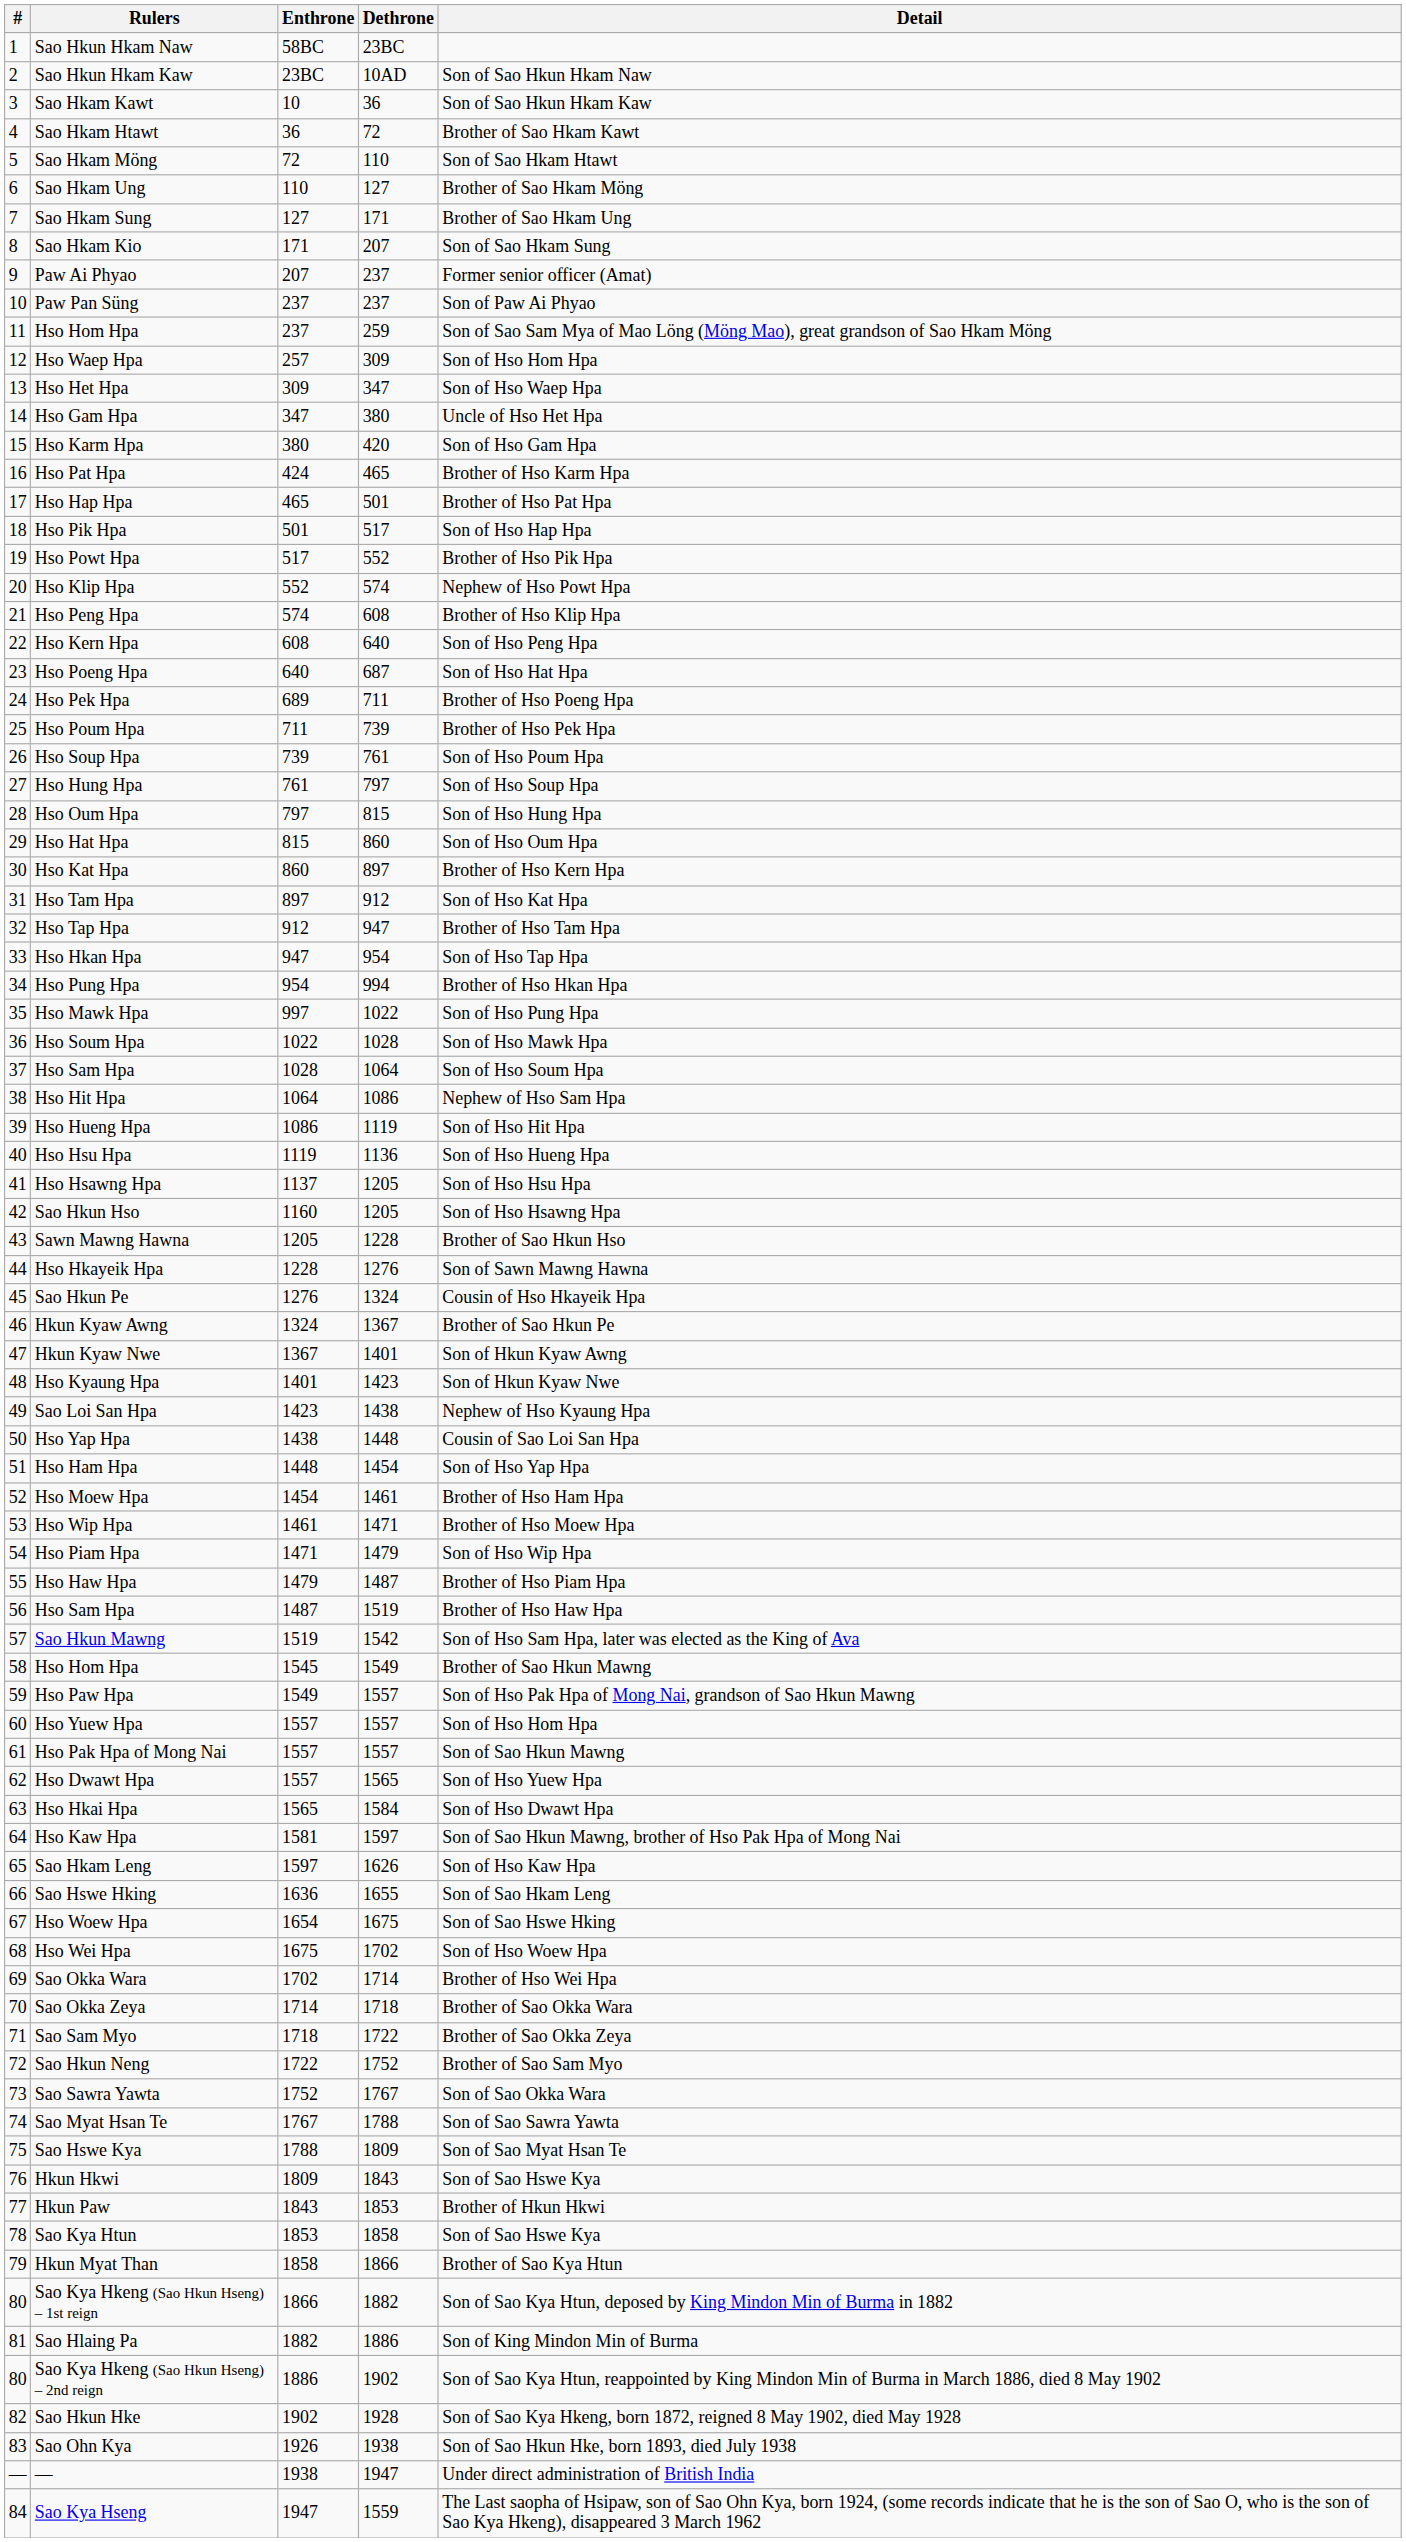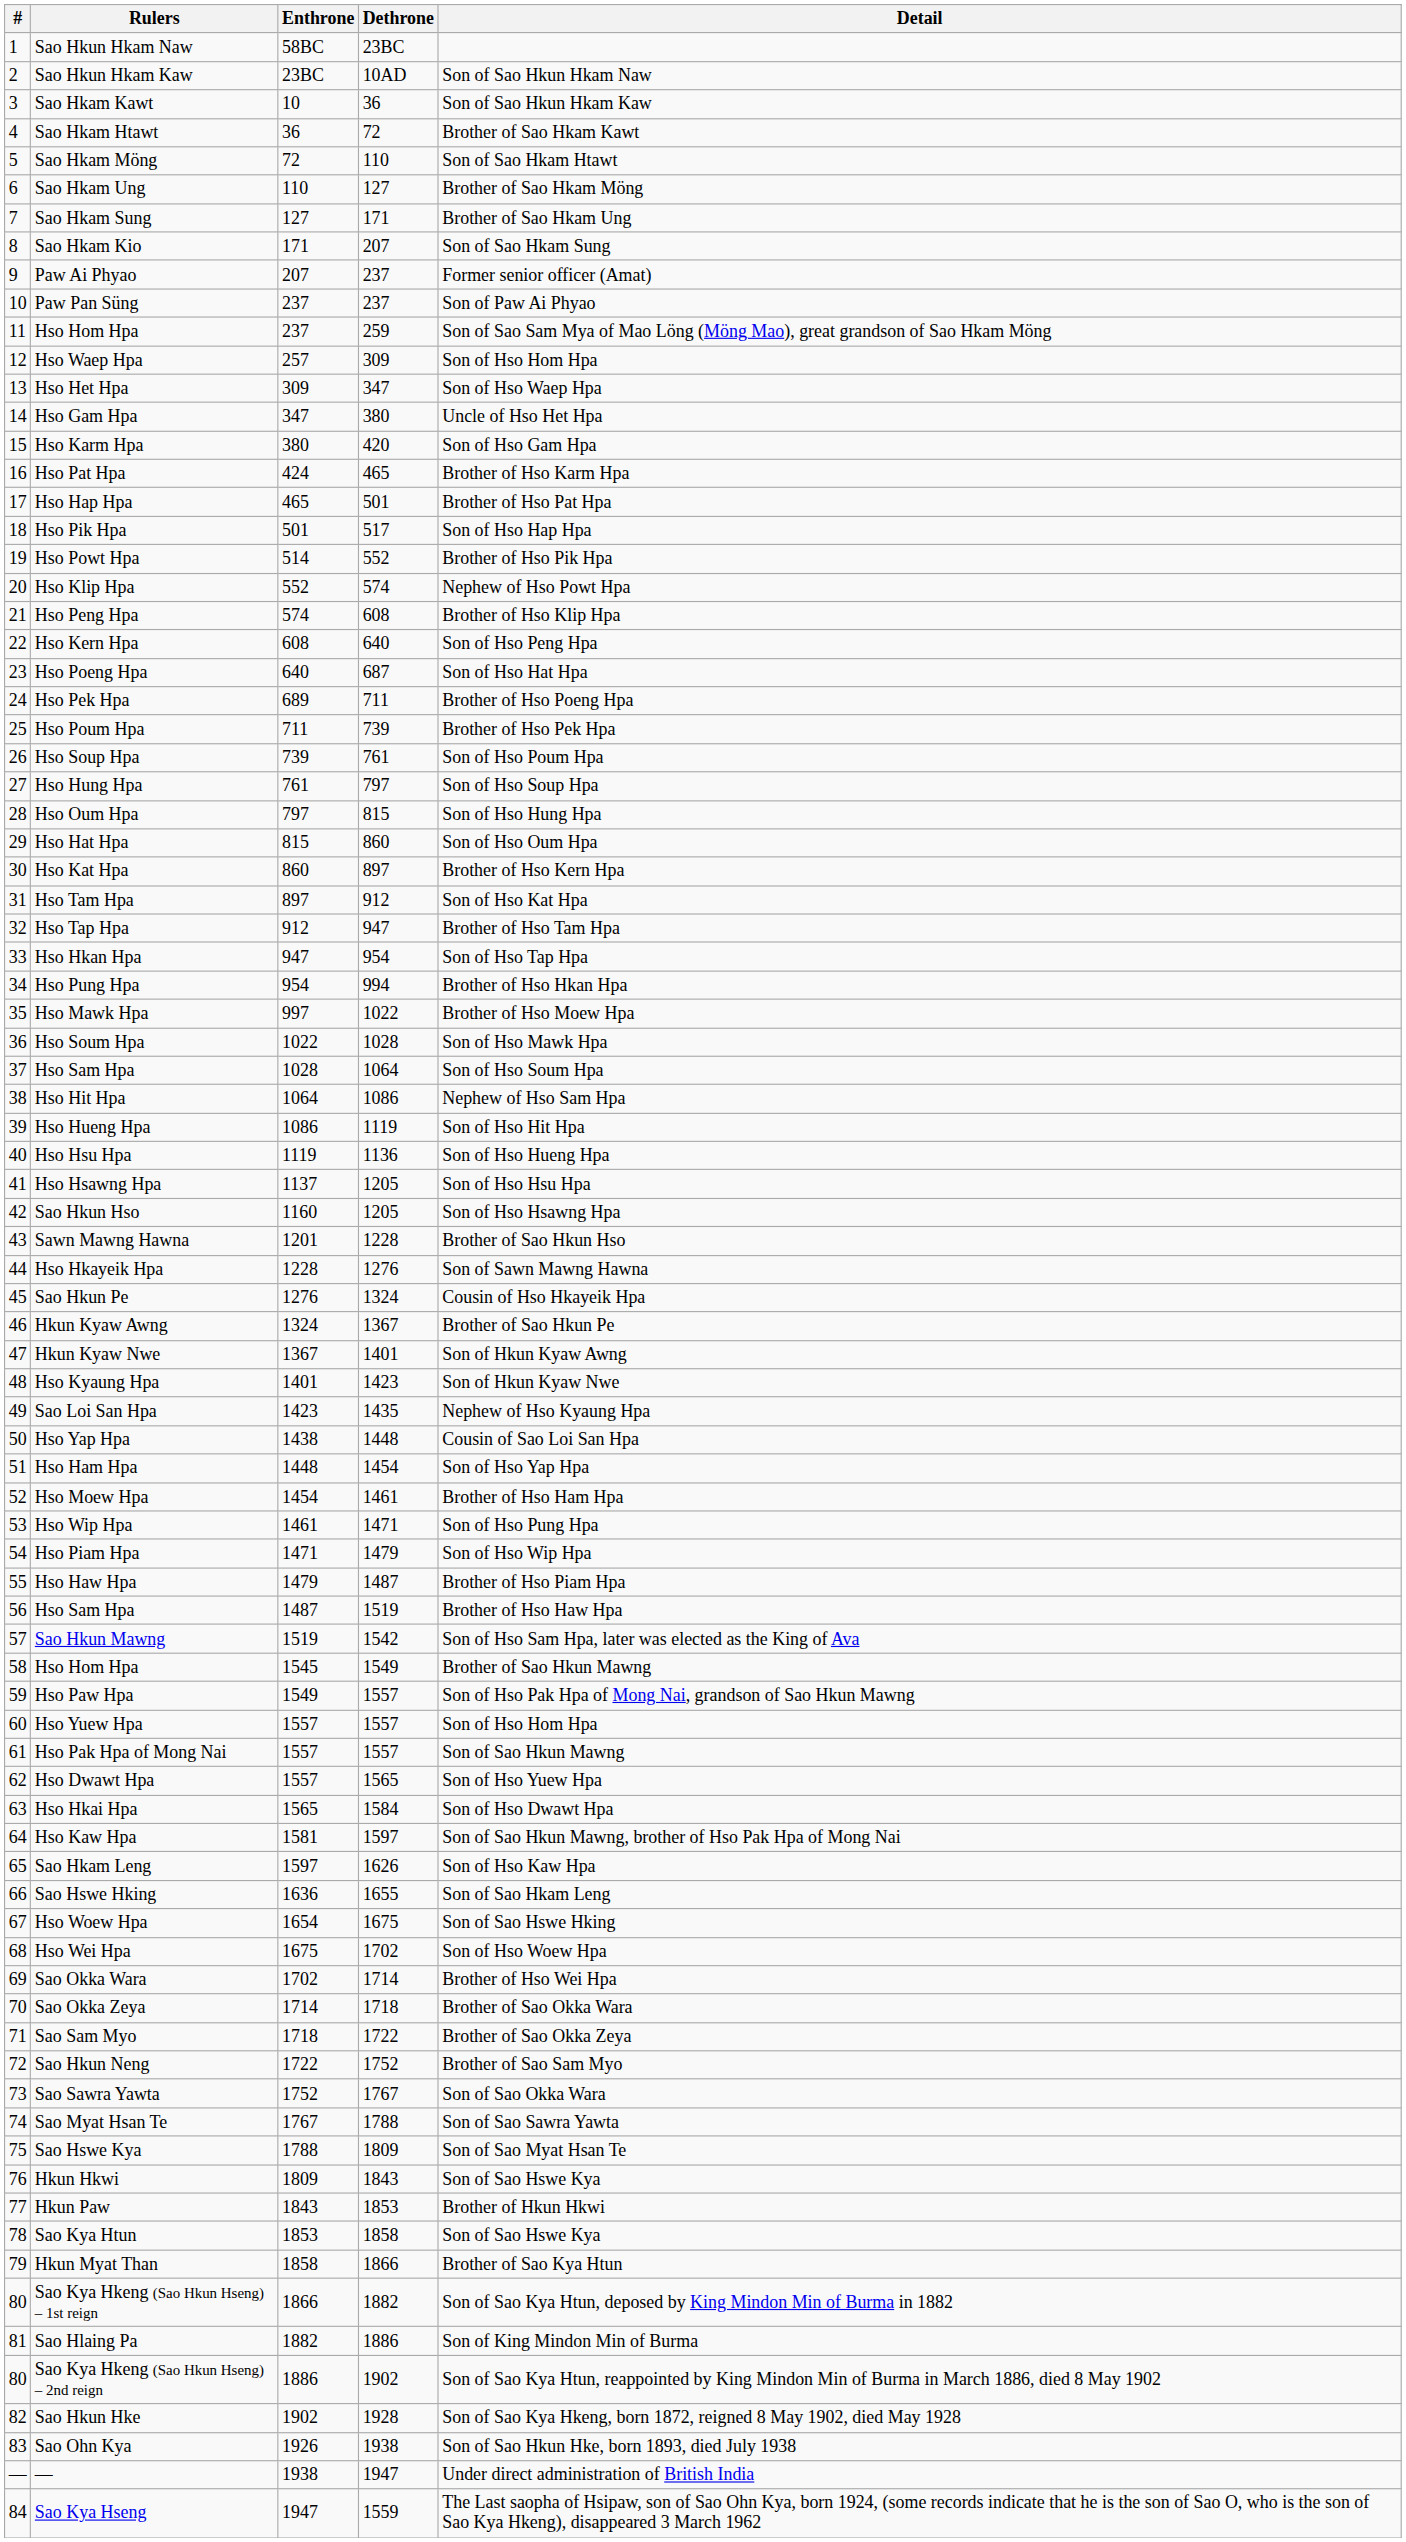(295, 558) 517 -> (295, 558) 514
(520, 1013) Son of Hso Pung Hpa -> (538, 1013) Brother of Hso Moew Hpa
(300, 1240) 1205 -> (300, 1240) 1201
(381, 1411) 1438 -> (381, 1411) 1435
(538, 1524) Brother of Hso Moew Hpa -> (520, 1524) Son of Hso Pung Hpa
